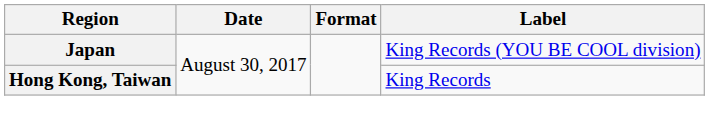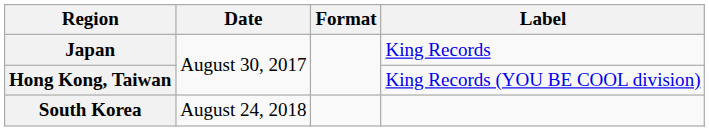(543, 49) King Records (YOU BE COOL division) -> (438, 49) King Records
(438, 79) King Records -> (543, 79) King Records (YOU BE COOL division)
+ row: (90, 110)
